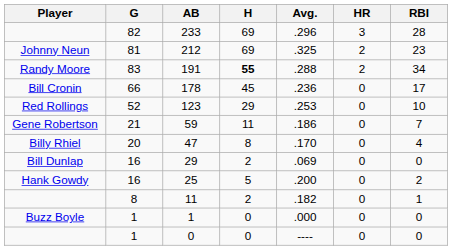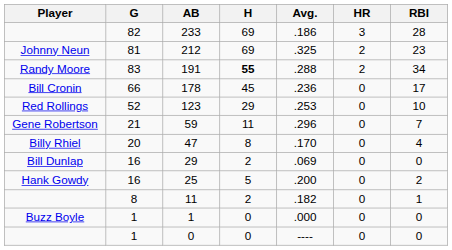(305, 32) .296 -> (305, 32) .186
(305, 124) .186 -> (305, 124) .296
